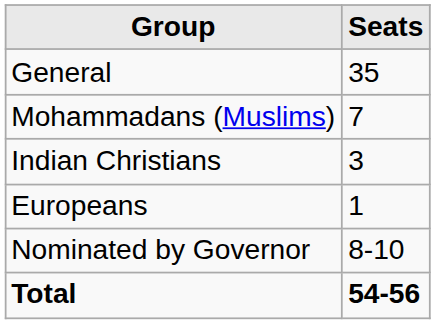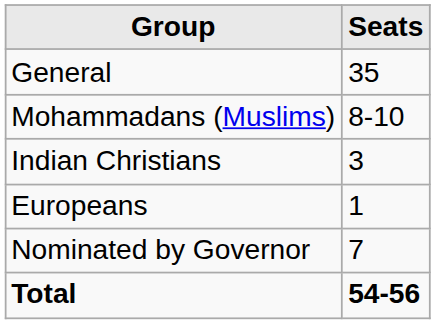(356, 116) 7 -> (376, 116) 8-10
(376, 250) 8-10 -> (356, 250) 7
